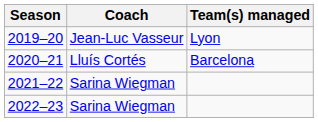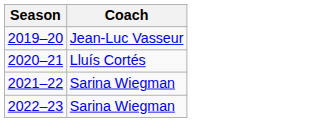- column: (250, 15)
